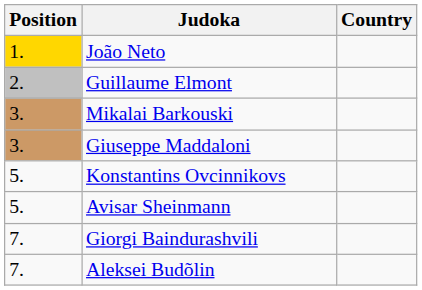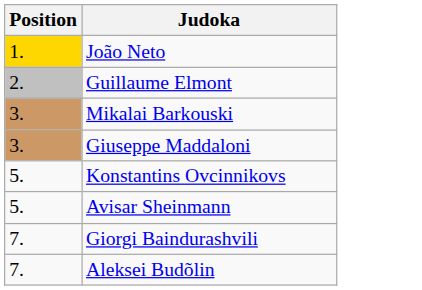- column: (377, 20)
